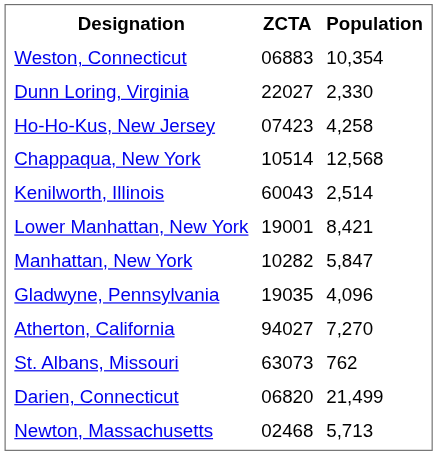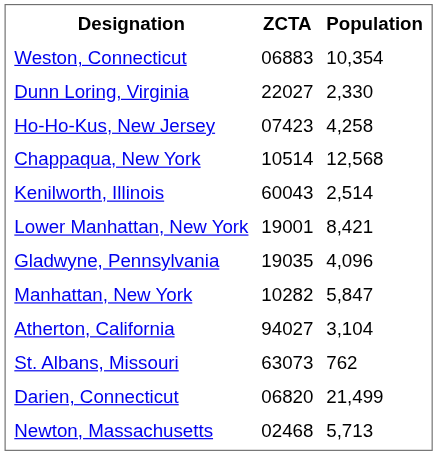rows swapped: (103, 261) <-> (117, 295)
(350, 329) 7,270 -> (350, 329) 3,104
